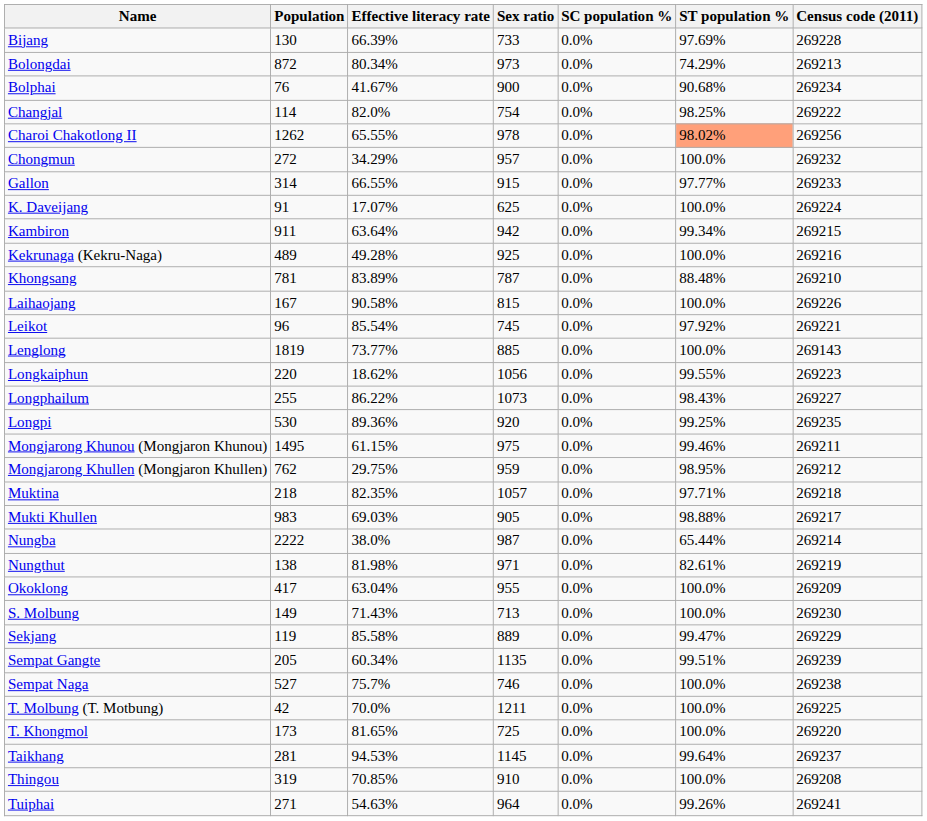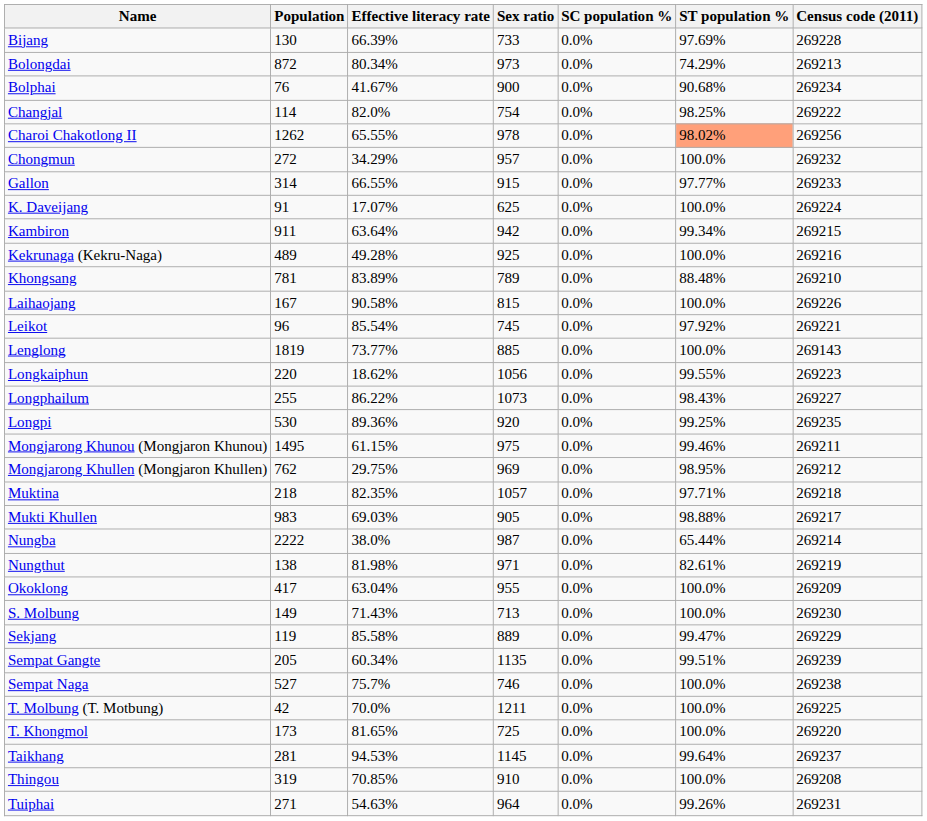(508, 278) 787 -> (508, 278) 789
(508, 469) 959 -> (508, 469) 969
(819, 803) 269241 -> (819, 803) 269231
